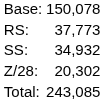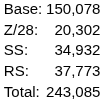rows swapped: (16, 29) <-> (21, 71)
